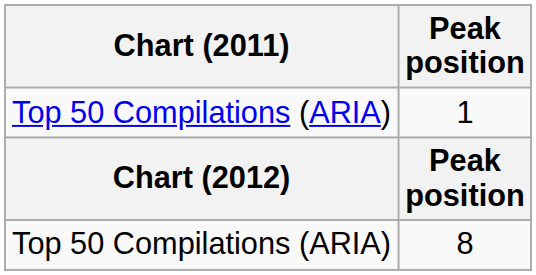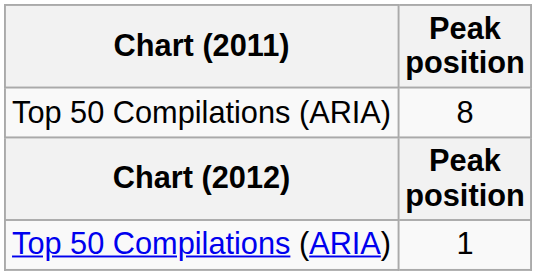rows swapped: (465, 112) <-> (465, 244)
